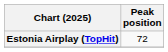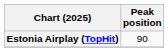(142, 39) 72 -> (142, 39) 90
